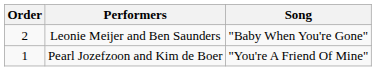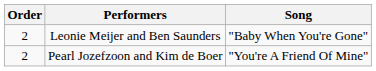(25, 55) 1 -> (25, 55) 2
